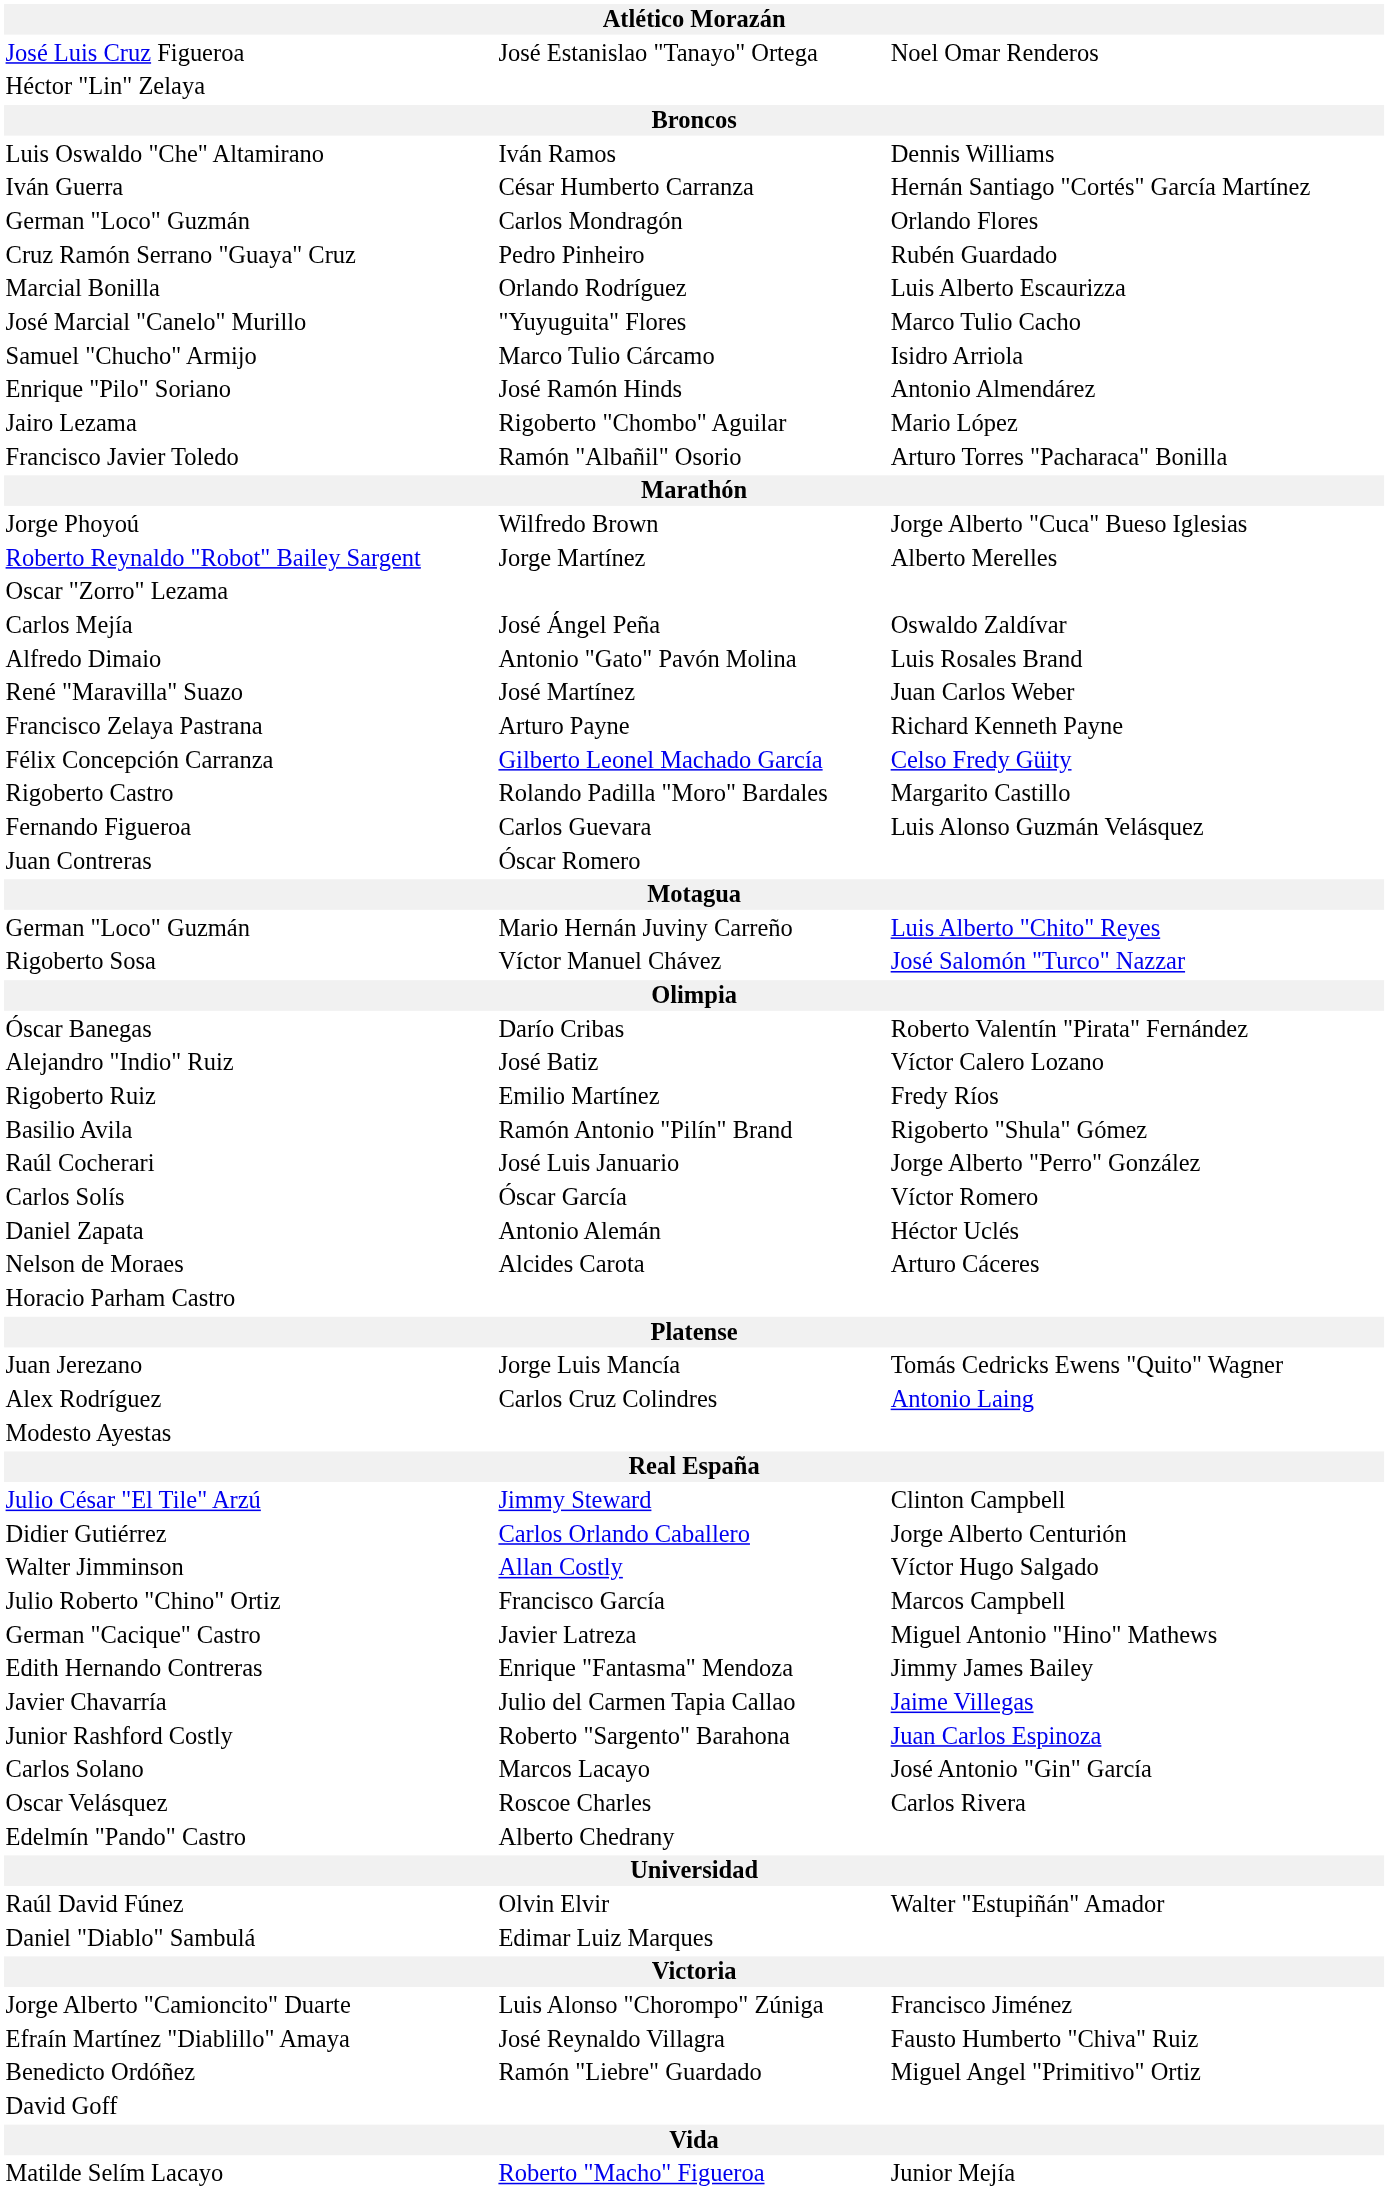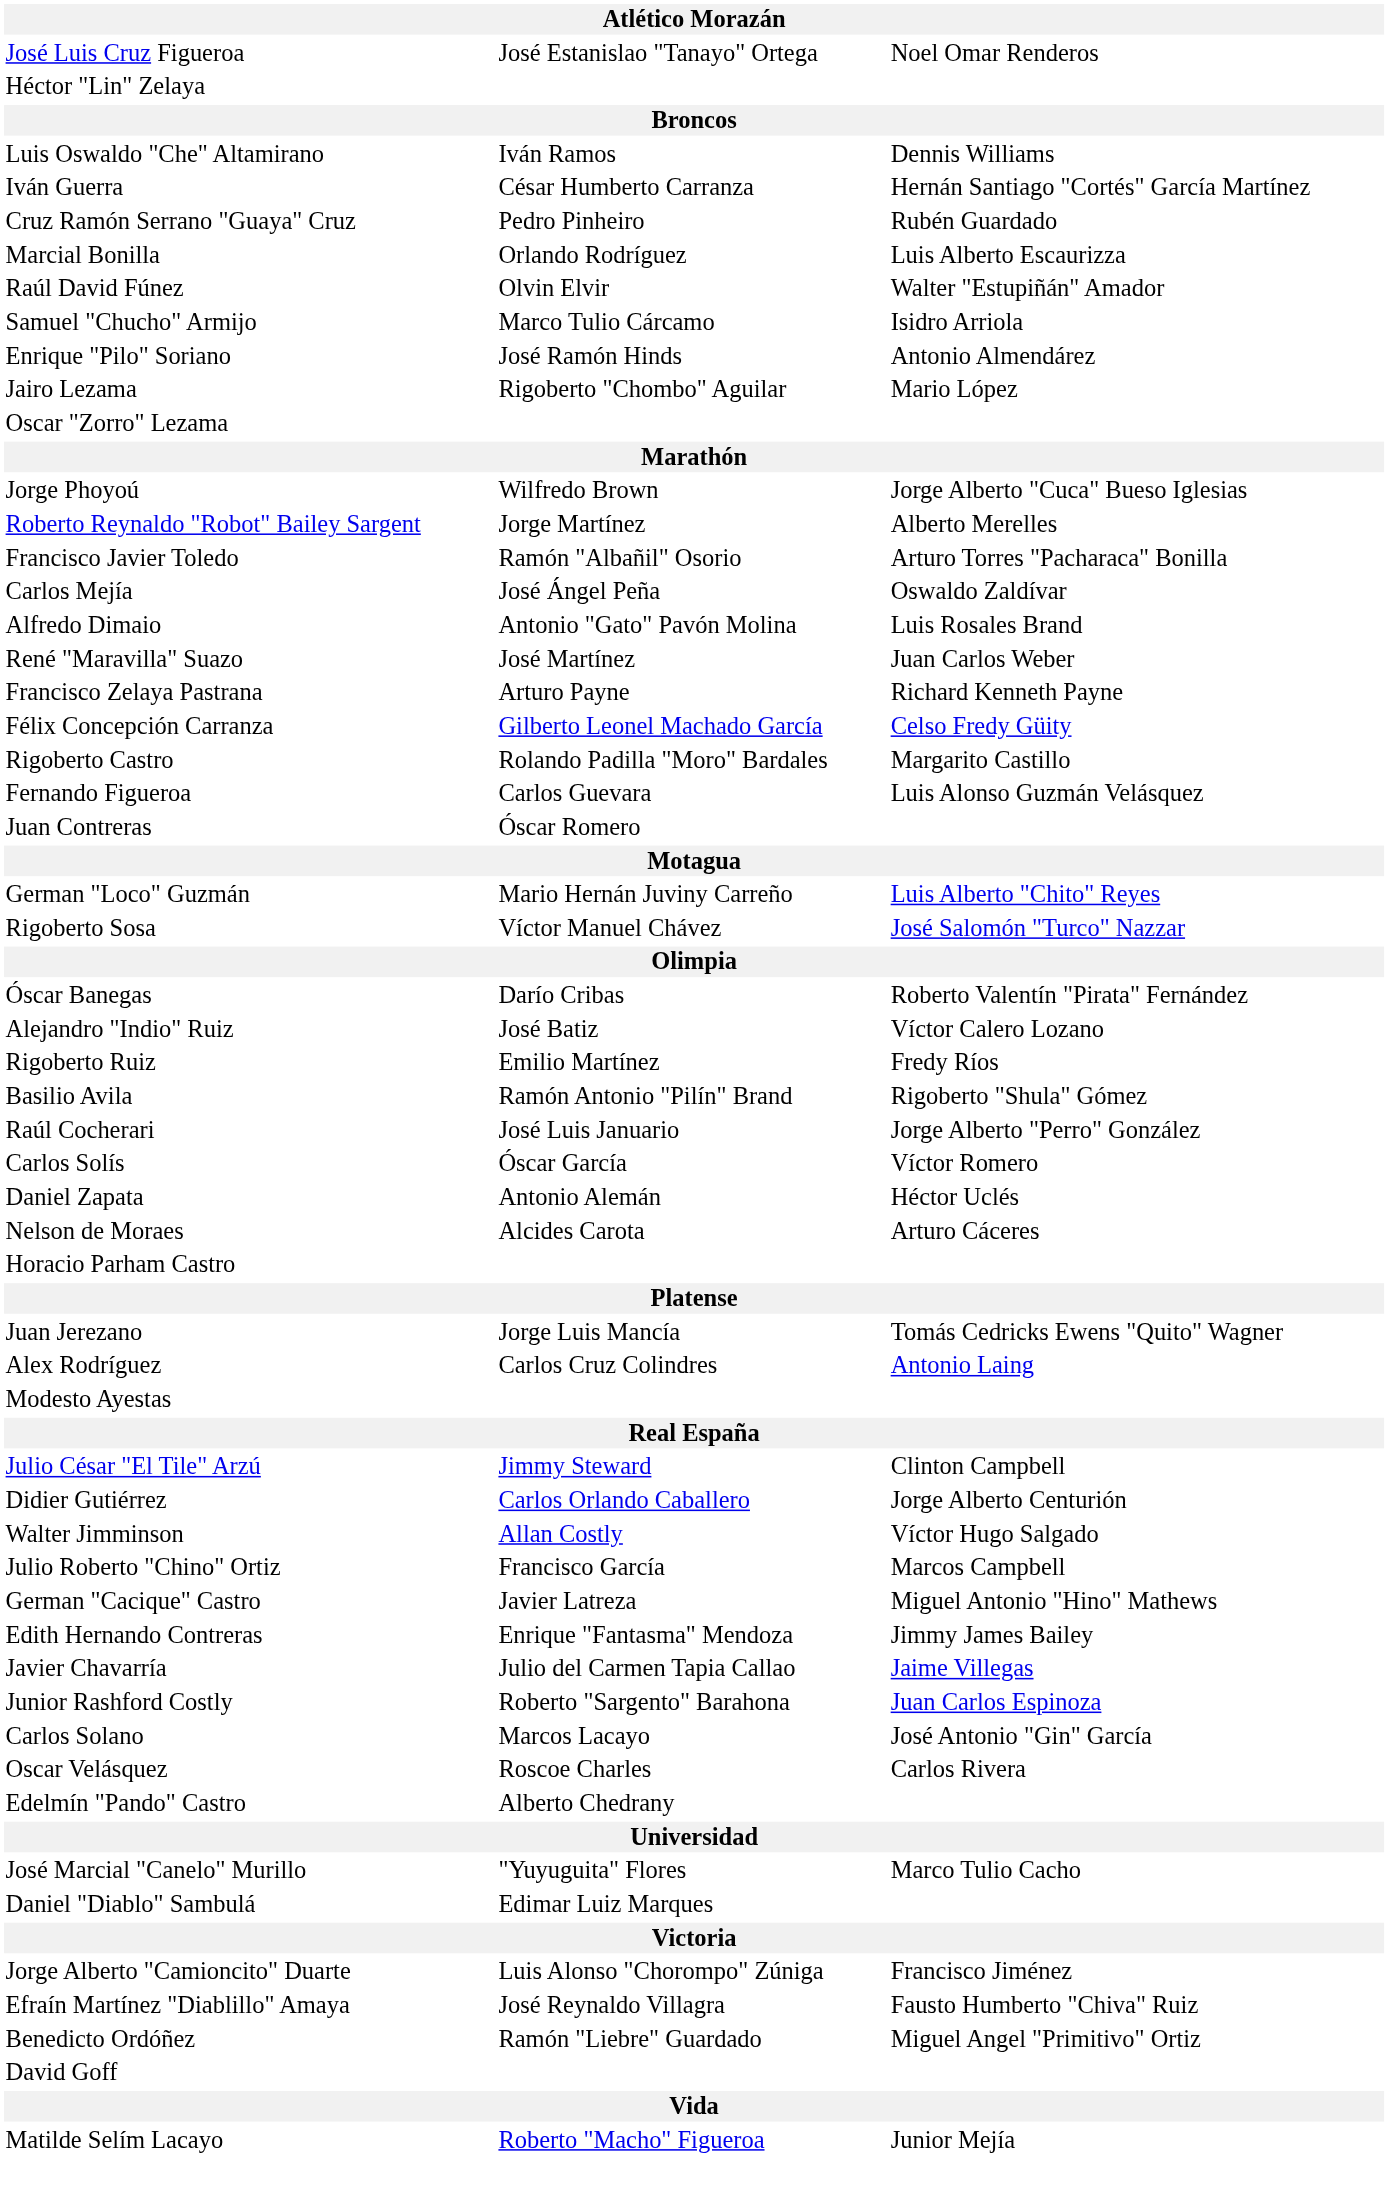- row: (128, 221)
rows swapped: (156, 322) <-> (95, 1904)
rows swapped: (117, 591) <-> (122, 456)
